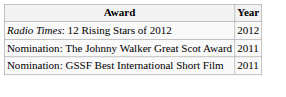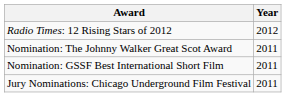+ row: (129, 83)
